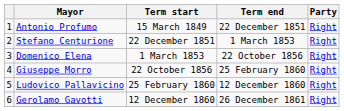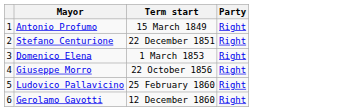- column: (262, 12)
